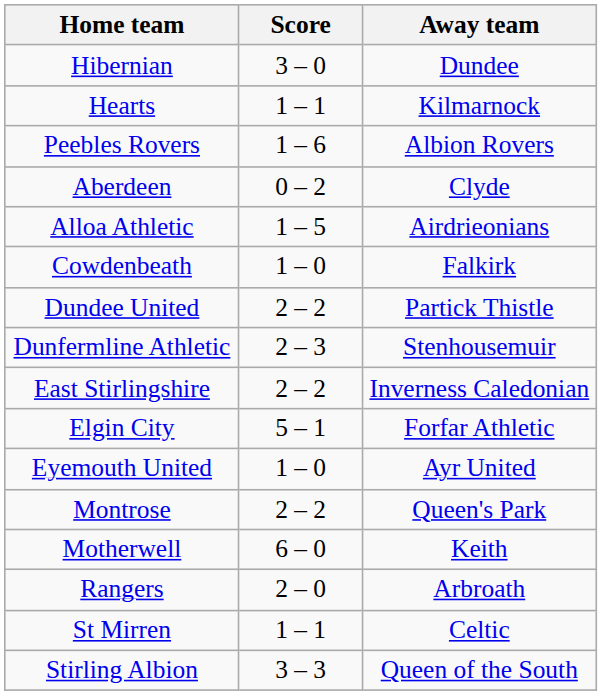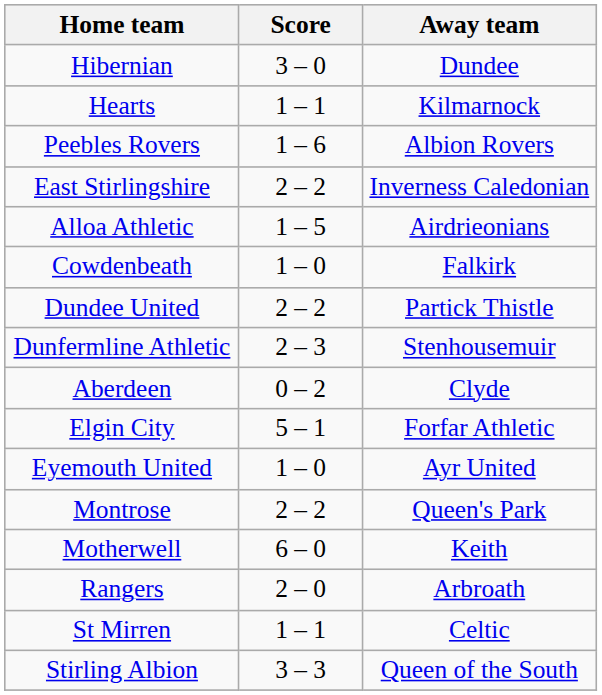rows swapped: (122, 186) <-> (122, 387)
